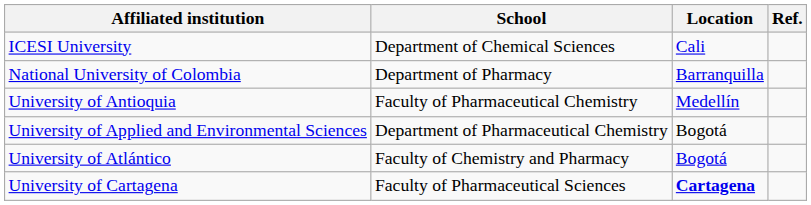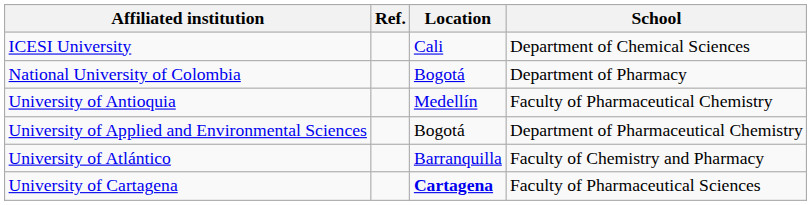columns swapped: (521, 18) <-> (787, 18)
(720, 74) Barranquilla -> (439, 74) Bogotá
(701, 158) Bogotá -> (458, 158) Barranquilla
